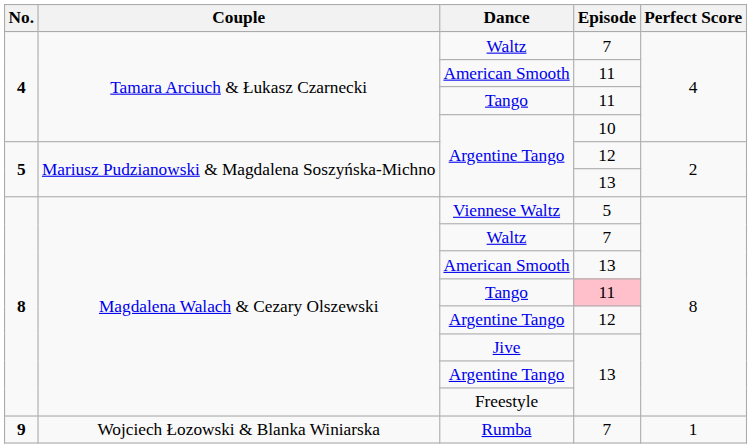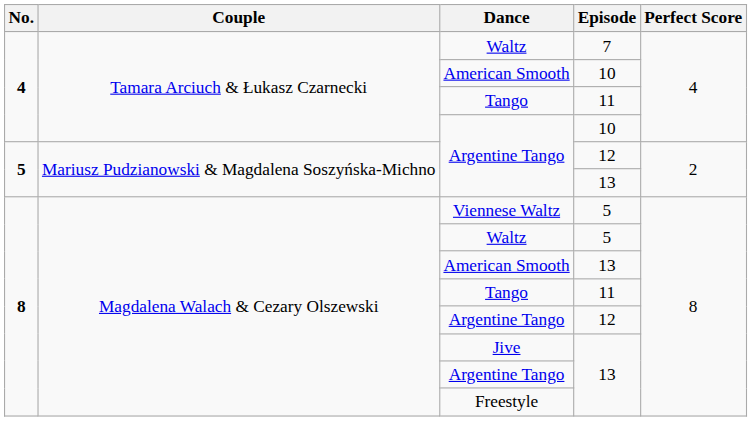(607, 73) 11 -> (607, 73) 10
(607, 237) 7 -> (607, 237) 5
(607, 292) pink background -> (607, 292) no background
- row: (21, 429)
